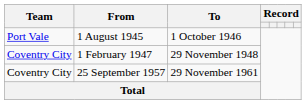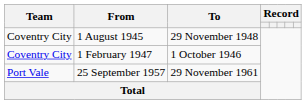(28, 36) Port Vale -> (39, 36) Coventry City
(206, 36) 1 October 1946 -> (214, 36) 29 November 1948
(214, 54) 29 November 1948 -> (206, 54) 1 October 1946
(39, 72) Coventry City -> (28, 72) Port Vale
